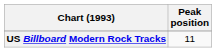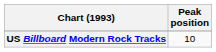(190, 39) 11 -> (190, 39) 10
